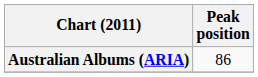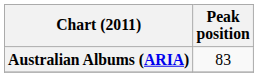(223, 59) 86 -> (223, 59) 83
